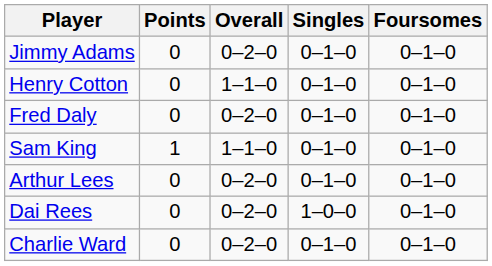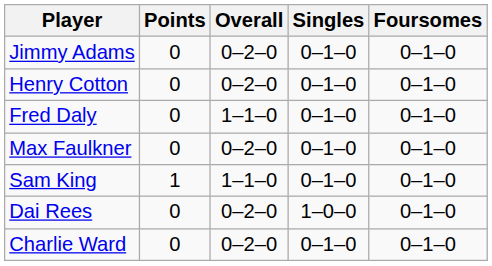(249, 84) 1–1–0 -> (249, 84) 0–2–0
(249, 116) 0–2–0 -> (249, 116) 1–1–0
+ row: (70, 148)
- row: (61, 180)
